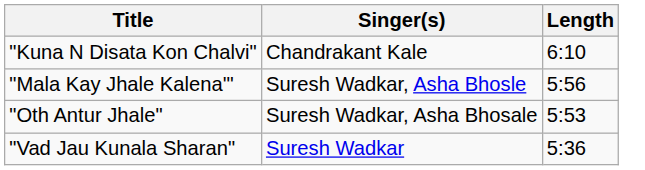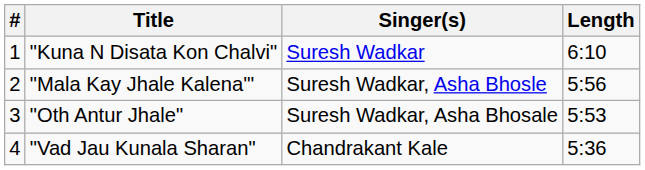+ column: (15, 20)
(347, 52) Chandrakant Kale -> (356, 52) Suresh Wadkar
(335, 148) Suresh Wadkar -> (367, 148) Chandrakant Kale
